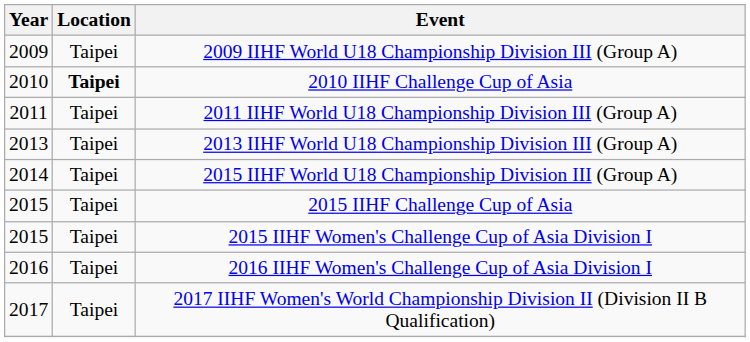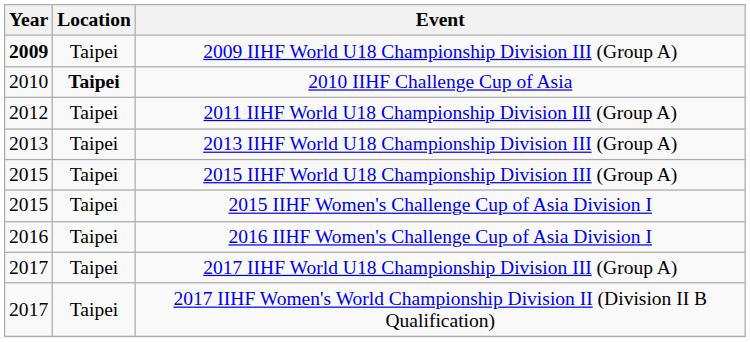(29, 50) normal -> (29, 50) bold
(29, 112) 2011 -> (29, 112) 2012
(29, 174) 2014 -> (29, 174) 2015
- row: (440, 205)
+ row: (440, 267)
